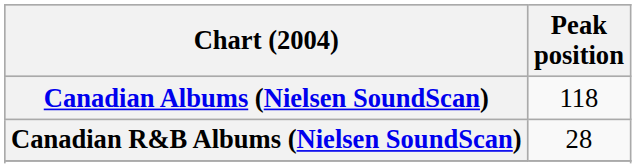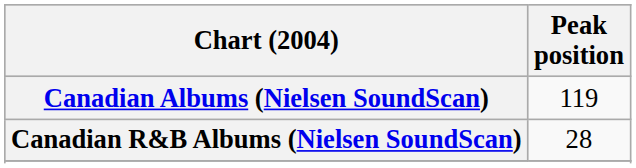(579, 97) 118 -> (579, 97) 119
